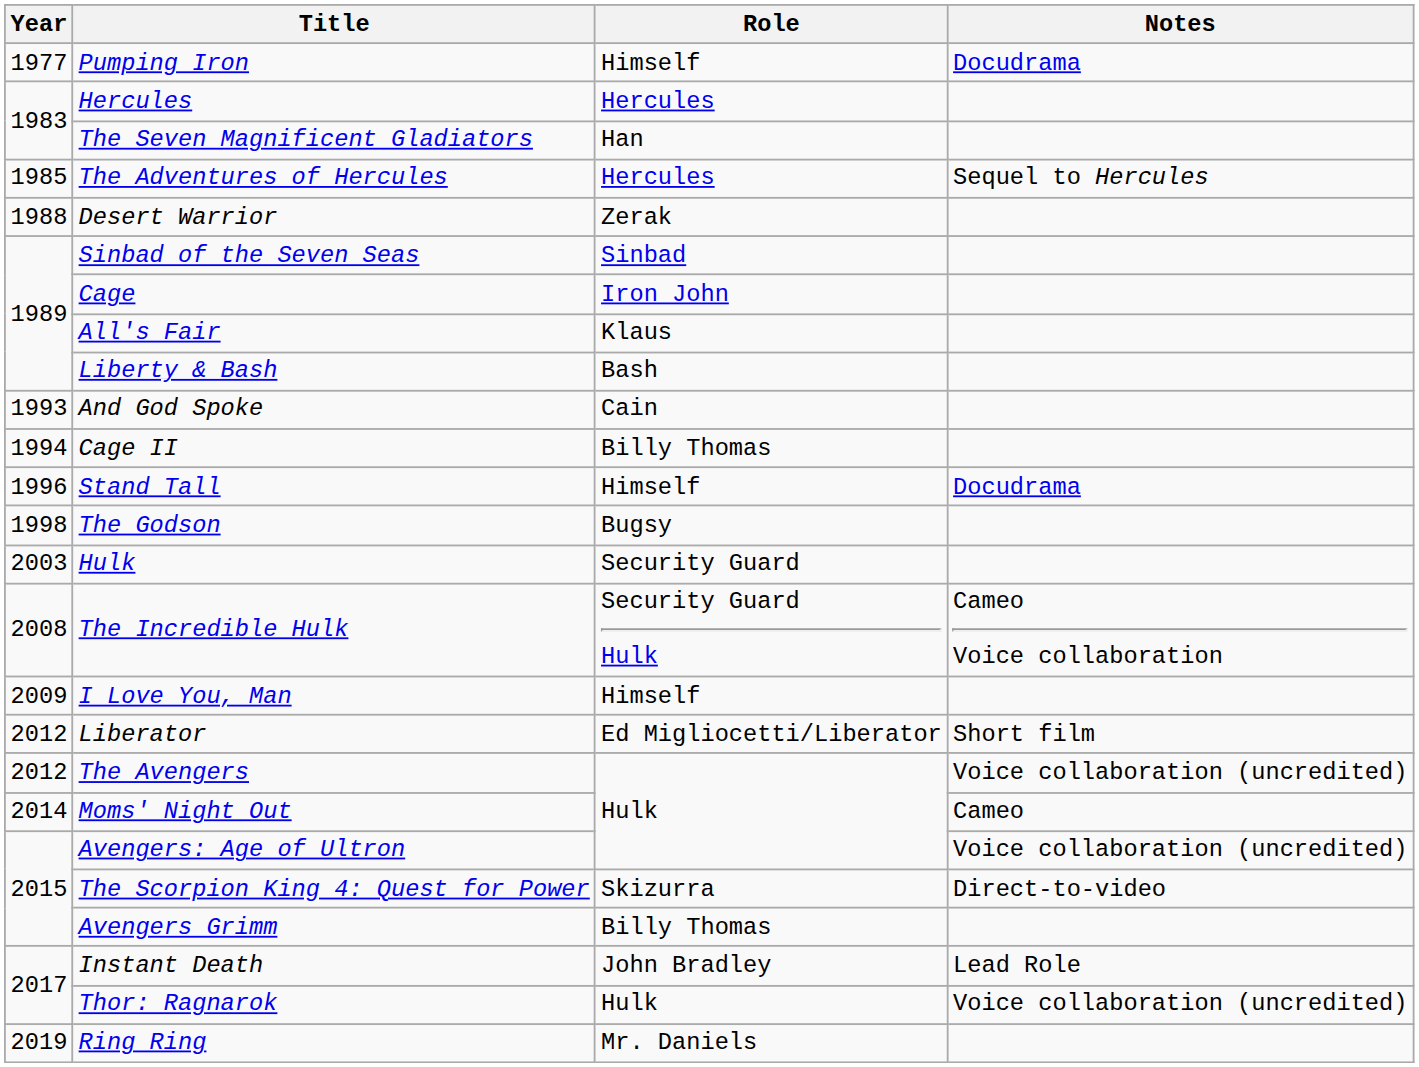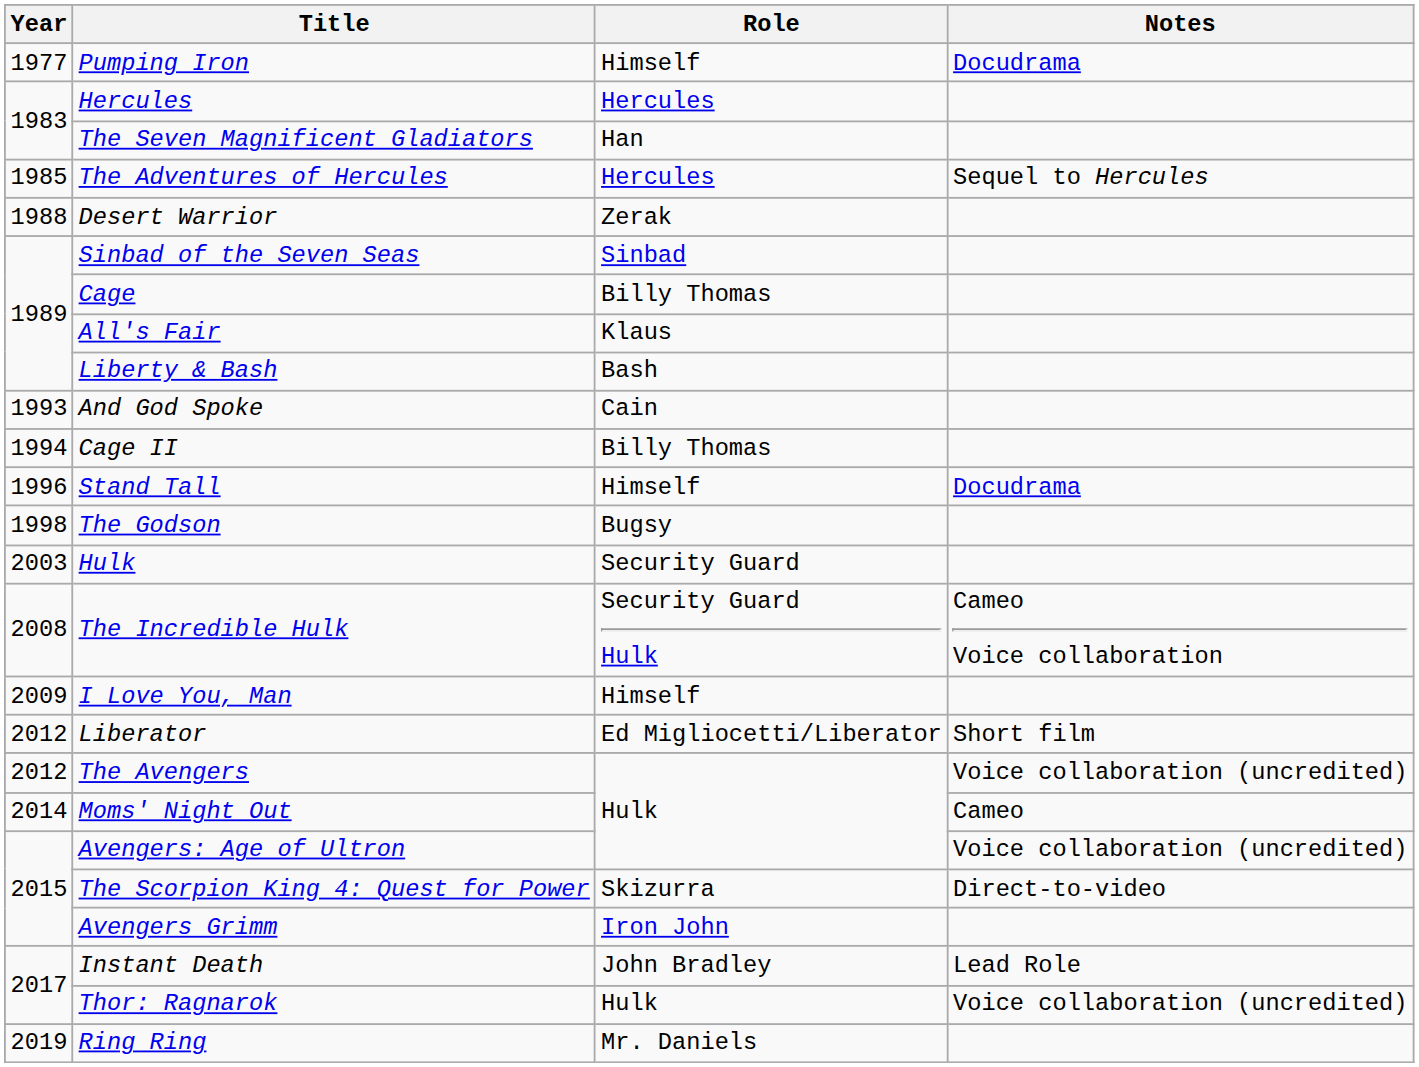(665, 294) Iron John -> (686, 294) Billy Thomas
(686, 927) Billy Thomas -> (665, 927) Iron John
